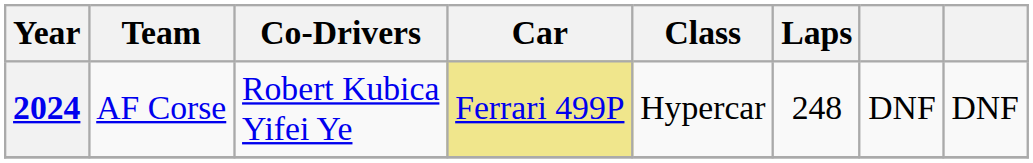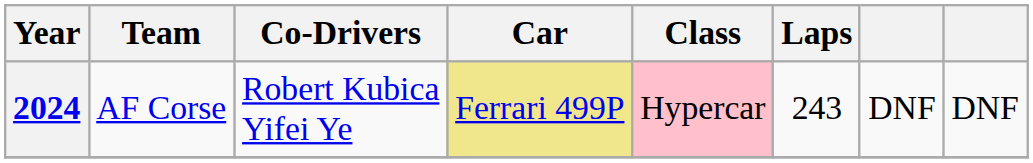(703, 108) no background -> (703, 108) pink background
(817, 108) 248 -> (817, 108) 243
